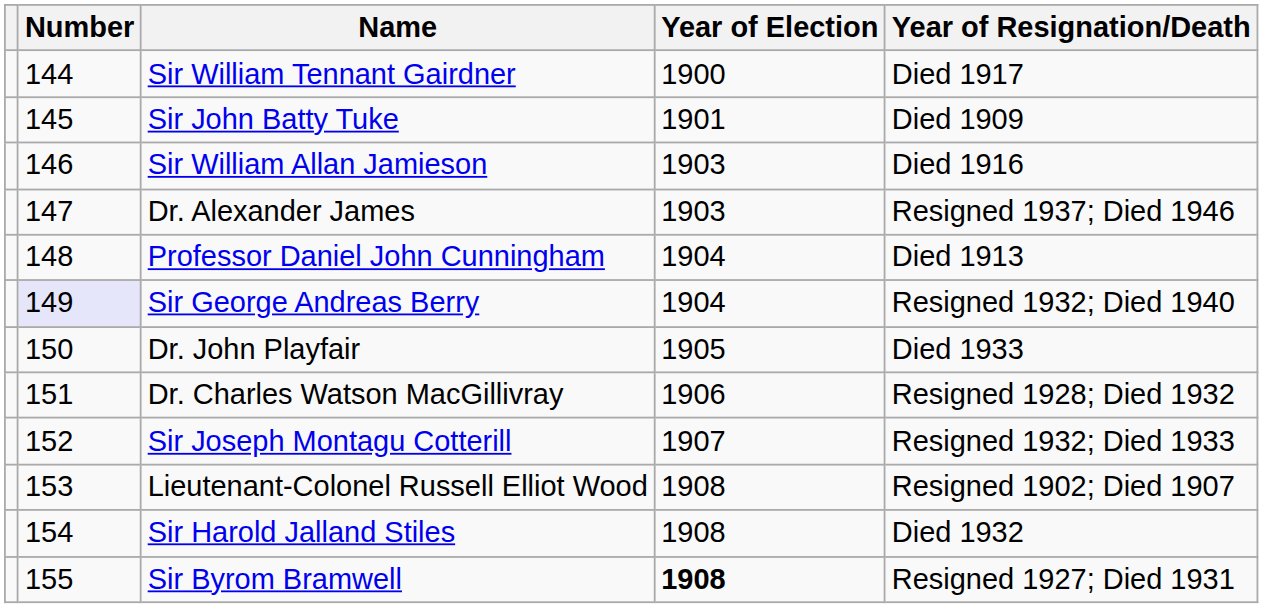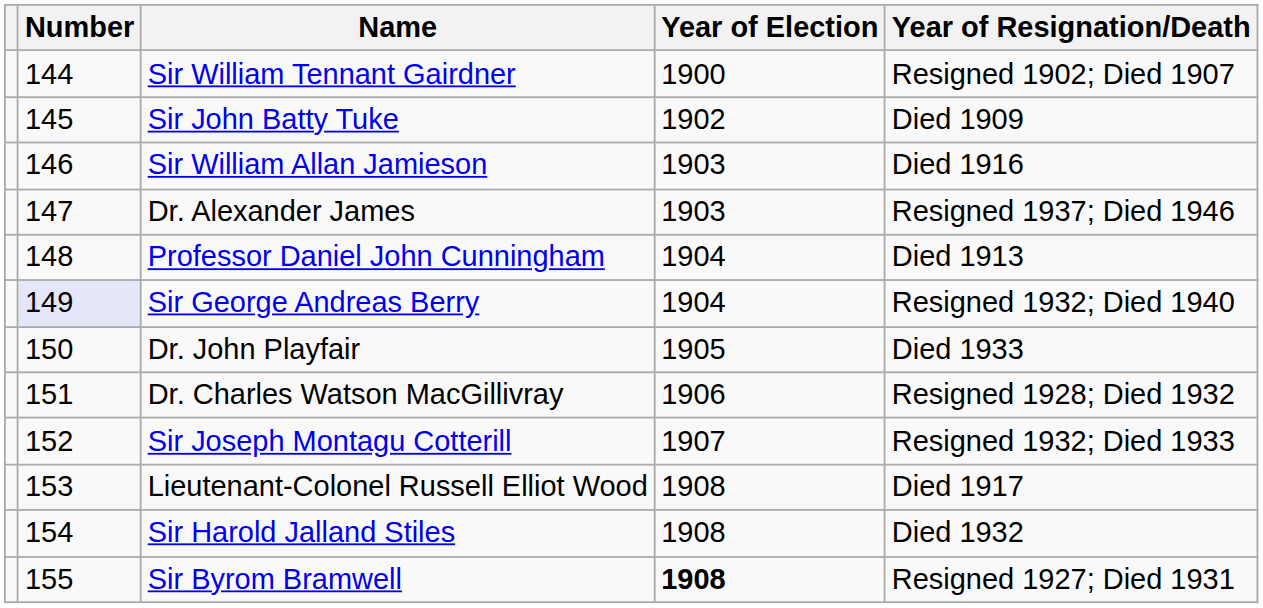(958, 73) Died 1917 -> (1063, 73) Resigned 1902; Died 1907
(693, 119) 1901 -> (693, 119) 1902
(1063, 486) Resigned 1902; Died 1907 -> (958, 486) Died 1917
